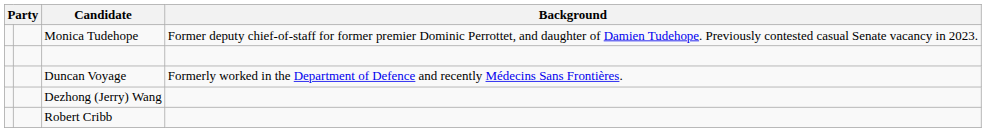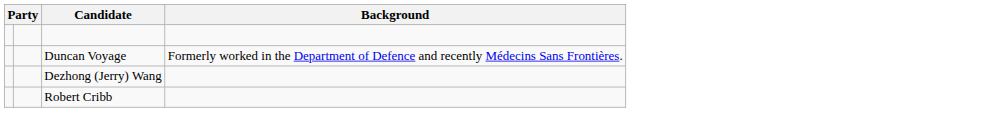- row: (91, 35)
